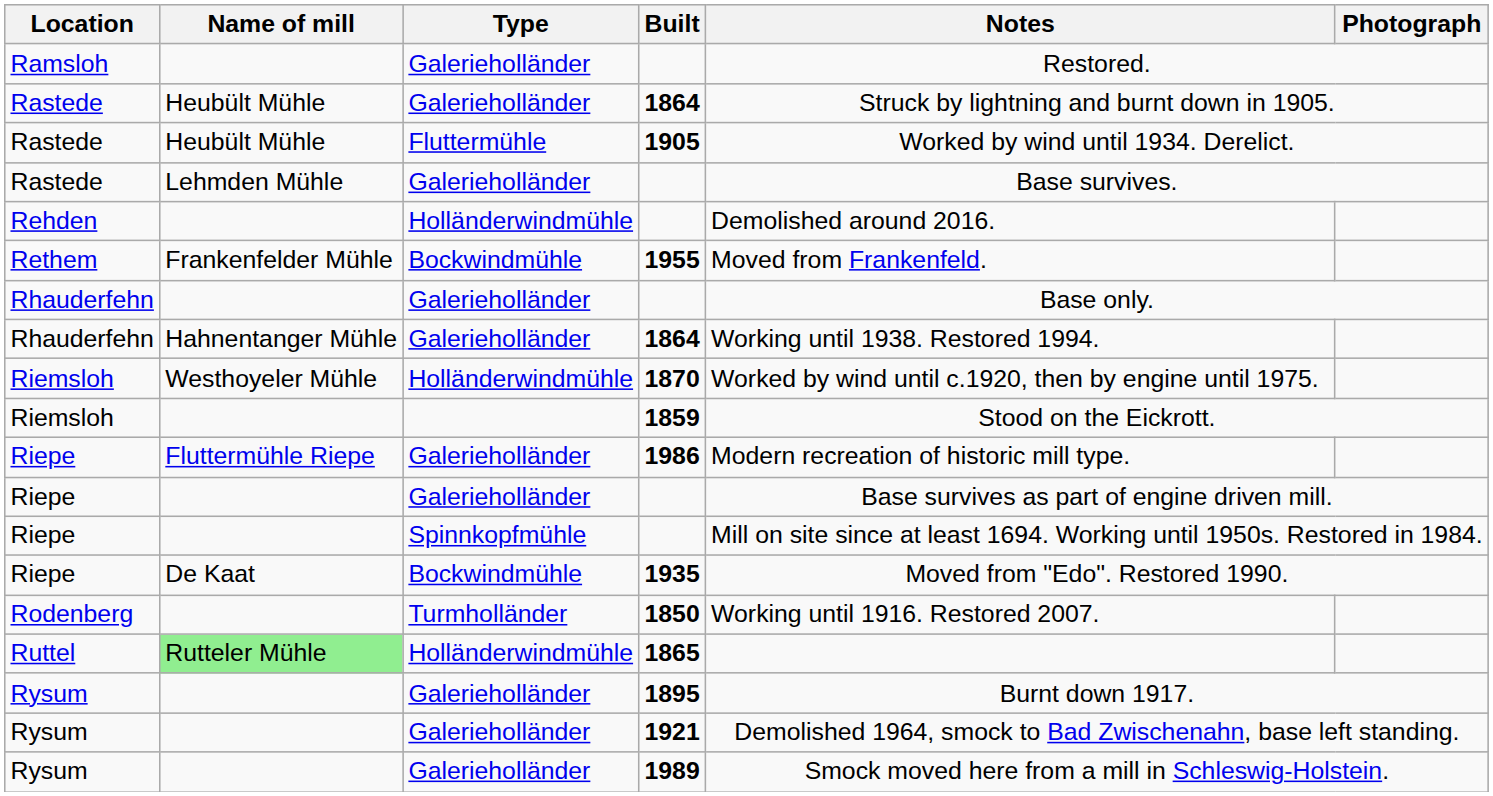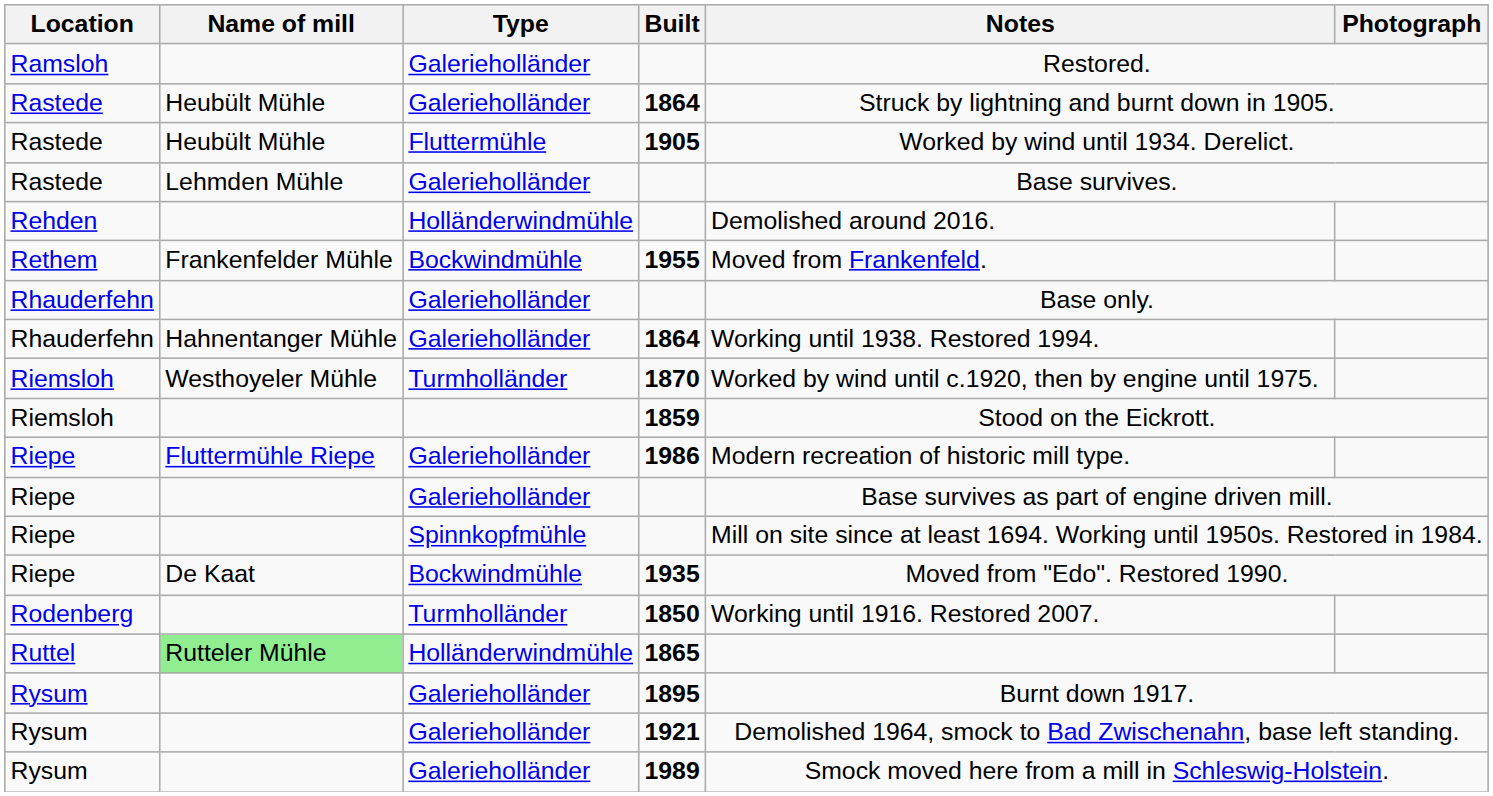(521, 378) Holländerwindmühle -> (488, 378) Turmholländer
